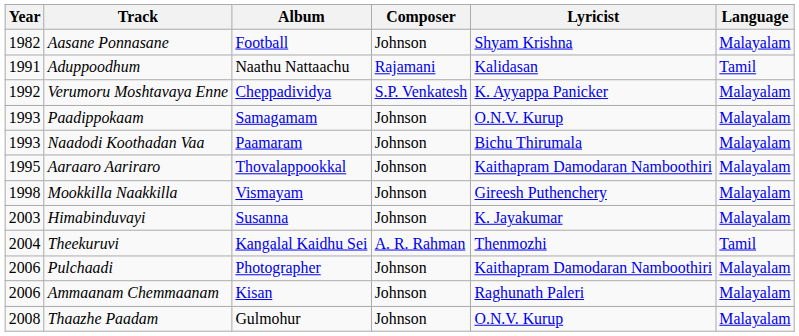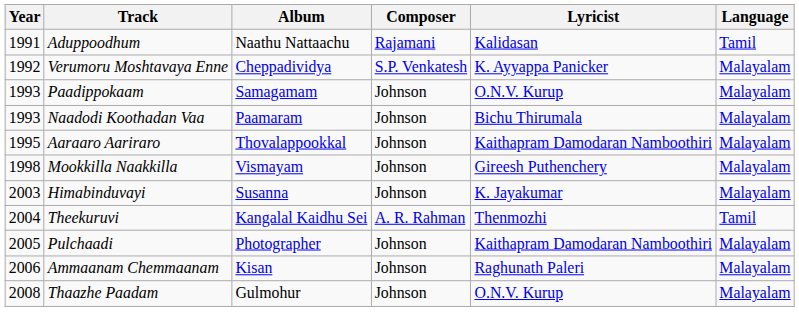- row: (108, 42)
(25, 268) 2006 -> (25, 243) 2005
